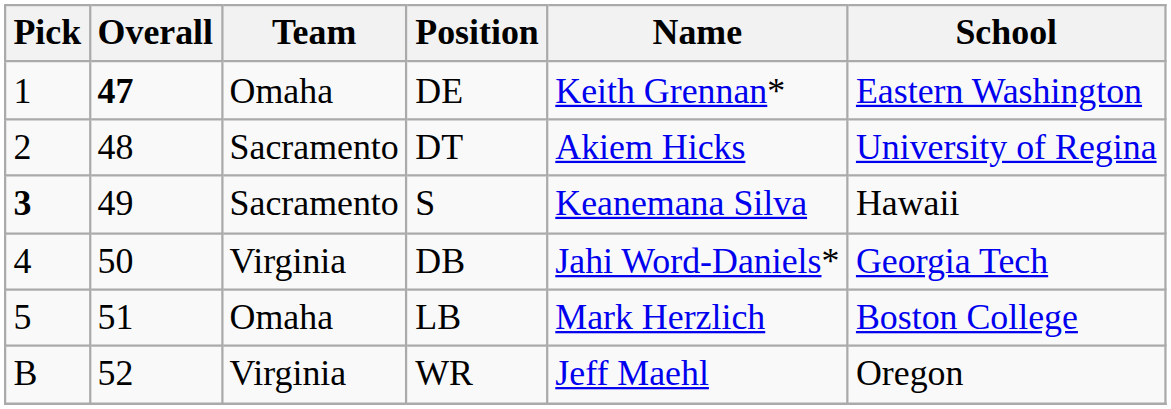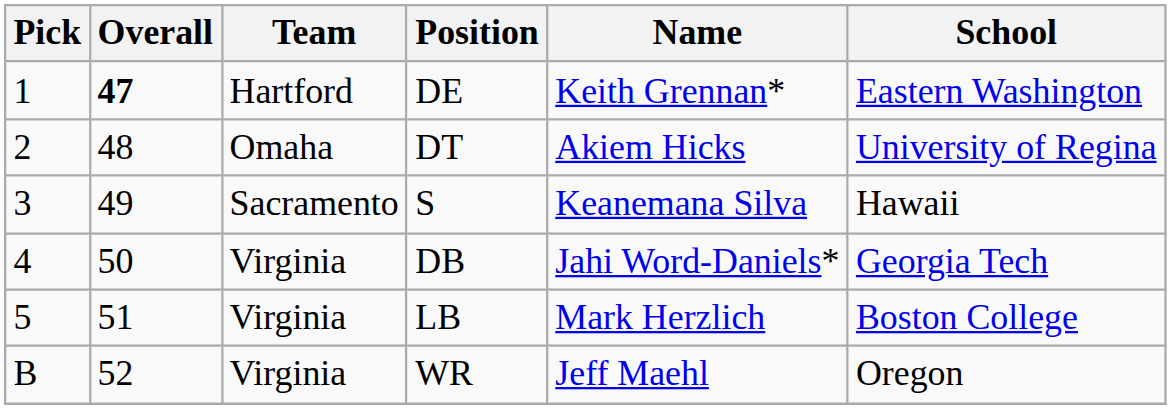(281, 89) Omaha -> (291, 89) Hartford
(314, 146) Sacramento -> (281, 146) Omaha
(22, 203) bold -> (22, 203) normal
(281, 317) Omaha -> (288, 317) Virginia
